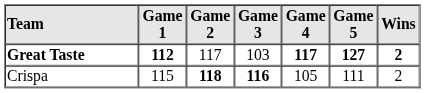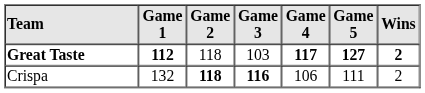(210, 54) 117 -> (210, 54) 118
(162, 76) 115 -> (162, 76) 132
(306, 76) 105 -> (306, 76) 106
